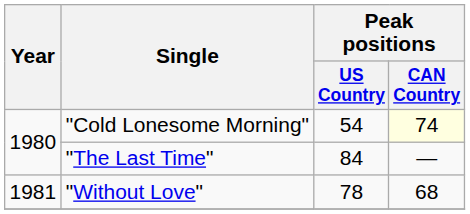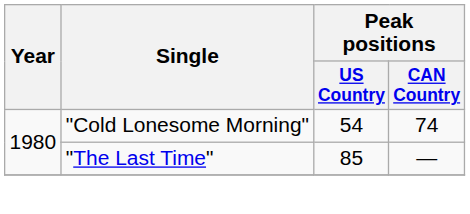(427, 125) lightyellow background -> (427, 125) no background
(351, 158) 84 -> (351, 158) 85
- row: (134, 191)
